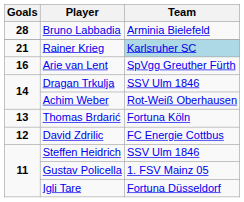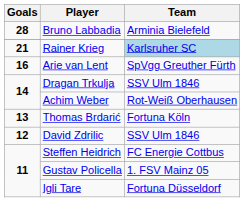(175, 135) FC Energie Cottbus -> (163, 135) SSV Ulm 1846
(163, 153) SSV Ulm 1846 -> (175, 153) FC Energie Cottbus
